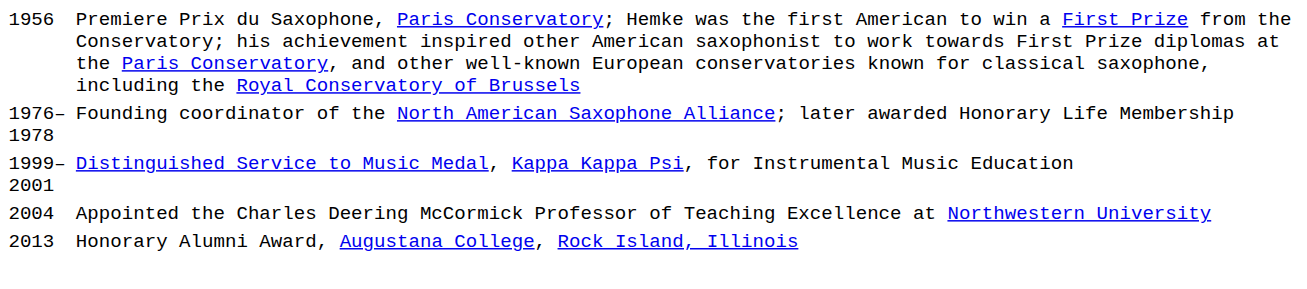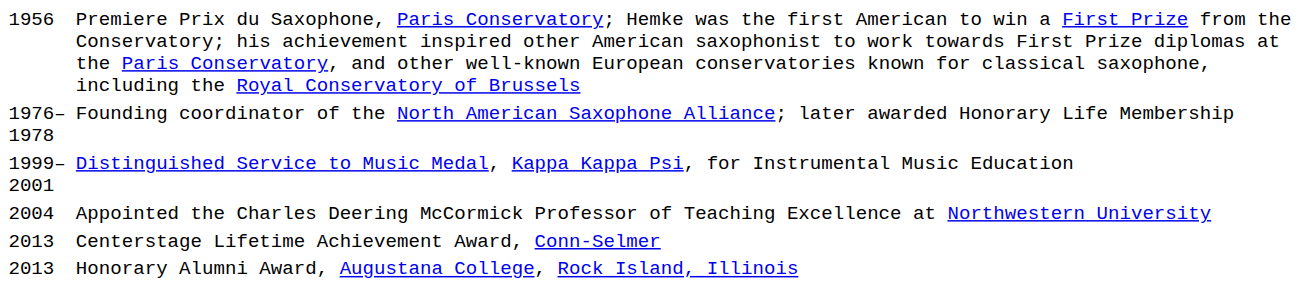+ row: (368, 241)
